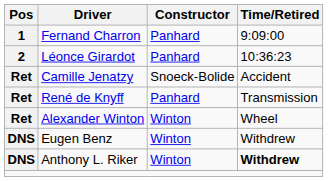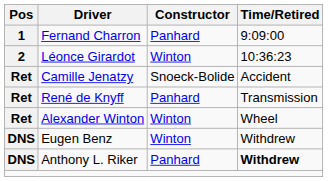(175, 56) Panhard -> (171, 56) Winton
(171, 160) Winton -> (175, 160) Panhard
